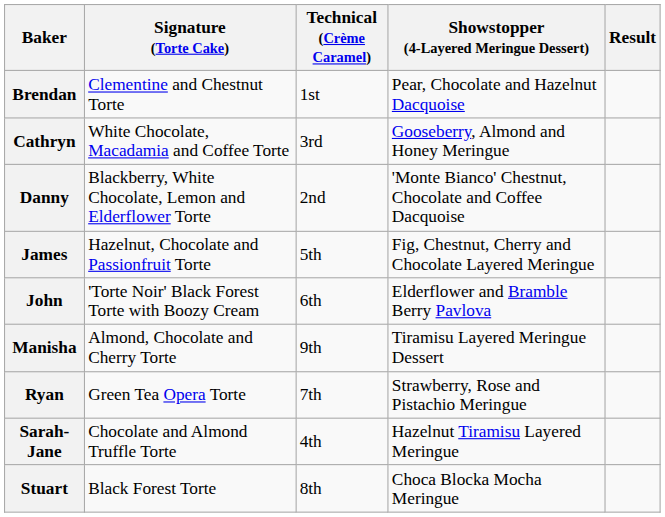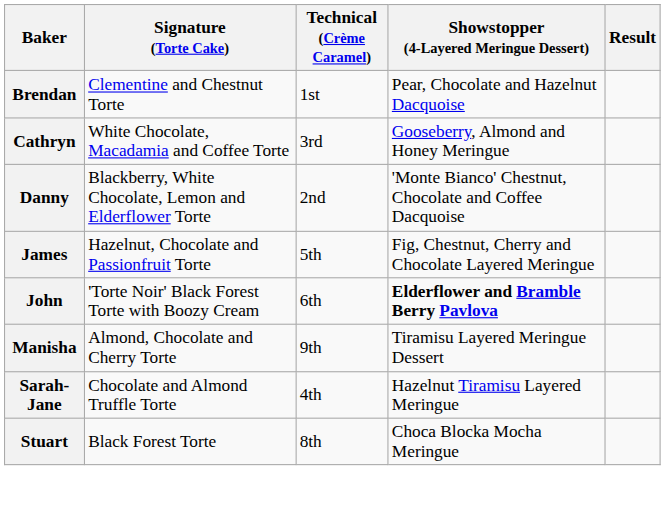(480, 301) normal -> (486, 301) bold
- row: (44, 394)
